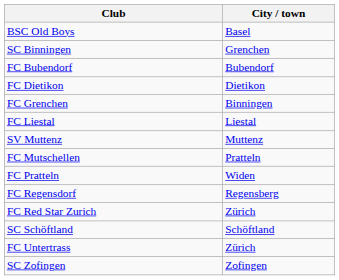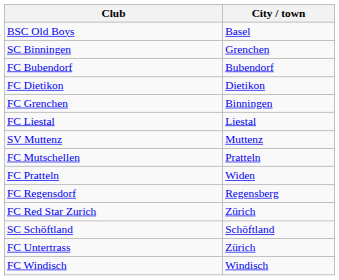+ row: (37, 265)
- row: (36, 265)
